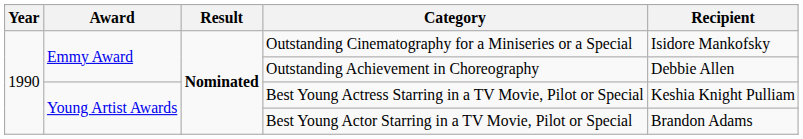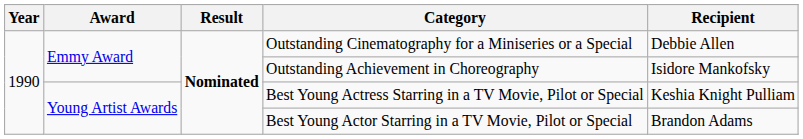(711, 43) Isidore Mankofsky -> (693, 43) Debbie Allen
(693, 69) Debbie Allen -> (711, 69) Isidore Mankofsky
